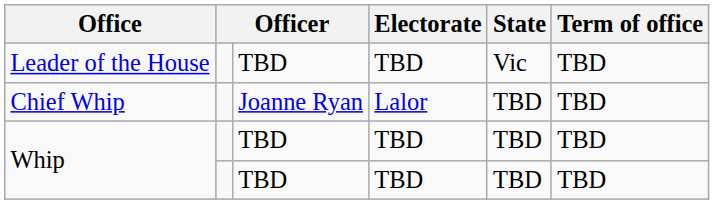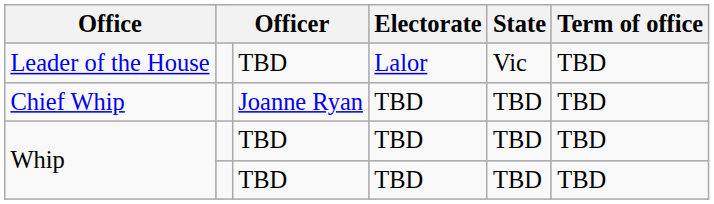(399, 62) TBD -> (401, 62) Lalor
(401, 101) Lalor -> (399, 101) TBD
